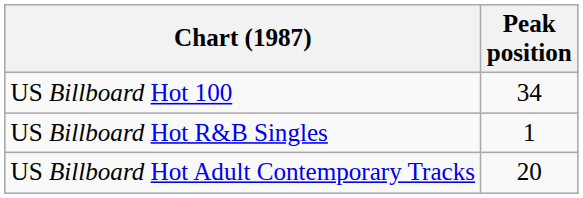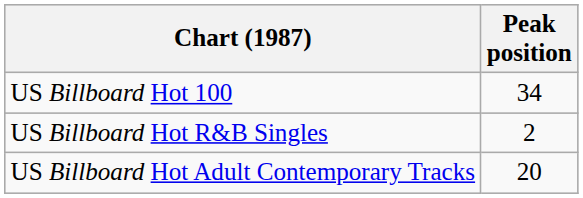(529, 132) 1 -> (529, 132) 2
